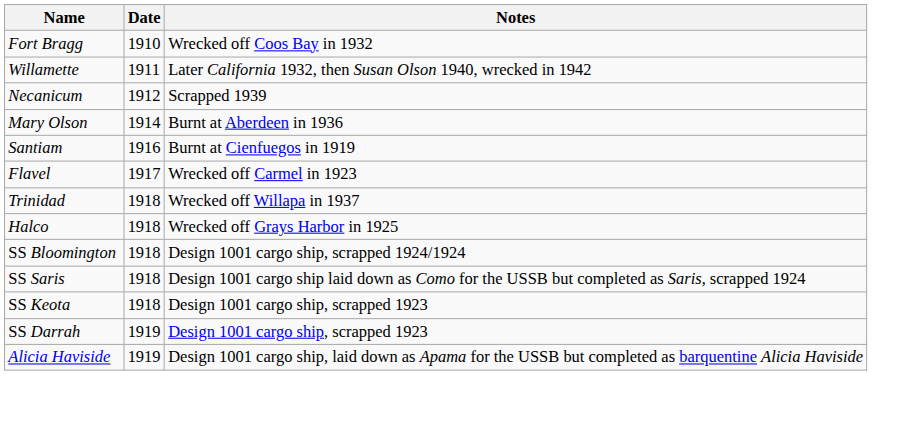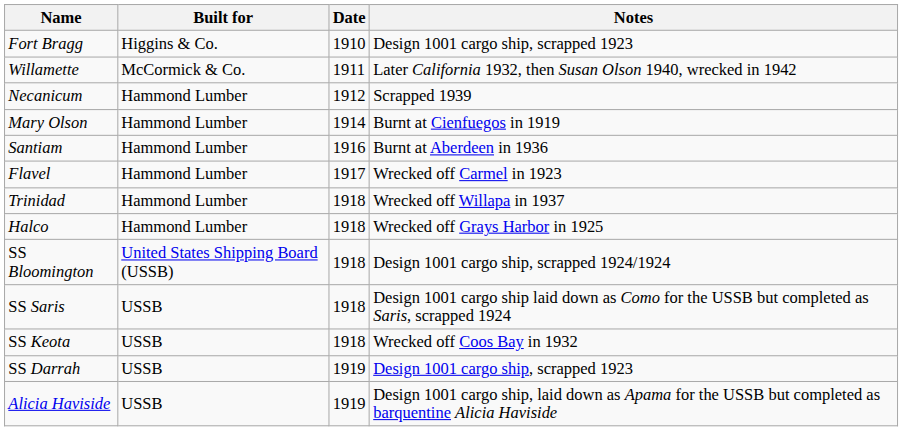+ column: (223, 17)
(270, 43) Wrecked off Coos Bay in 1932 -> (503, 43) Design 1001 cargo ship, scrapped 1923
(256, 122) Burnt at Aberdeen in 1936 -> (467, 122) Burnt at Cienfuegos in 1919
(262, 148) Burnt at Cienfuegos in 1919 -> (461, 148) Burnt at Aberdeen in 1936
(298, 305) Design 1001 cargo ship, scrapped 1923 -> (475, 342) Wrecked off Coos Bay in 1932
